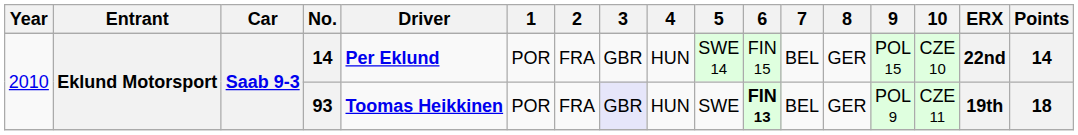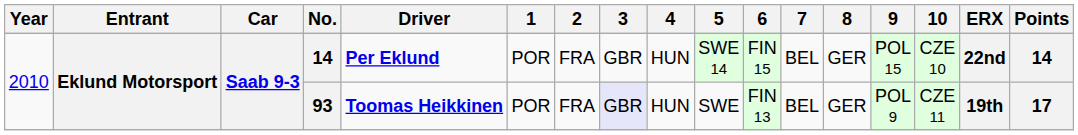(762, 106) bold -> (762, 106) normal
(1042, 106) 18 -> (1042, 106) 17
